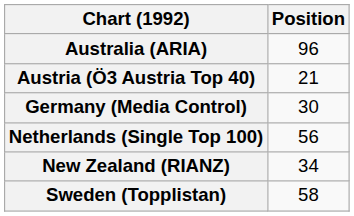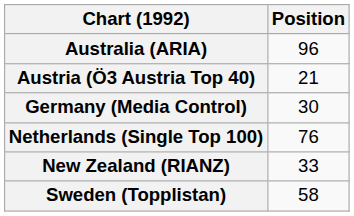(308, 136) 56 -> (308, 136) 76
(308, 166) 34 -> (308, 166) 33
